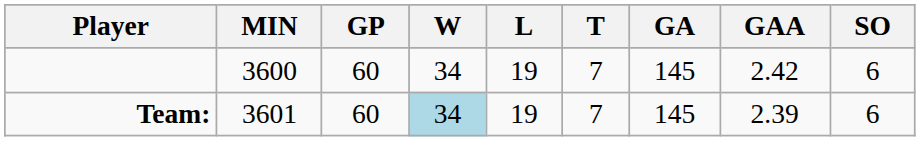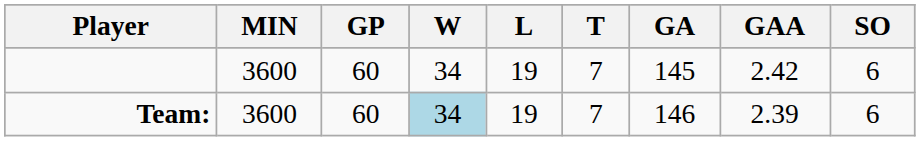(269, 113) 3601 -> (269, 113) 3600
(675, 113) 145 -> (675, 113) 146
